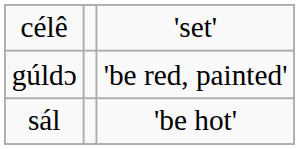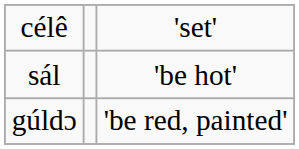rows swapped: (44, 74) <-> (44, 120)
